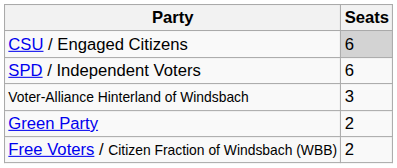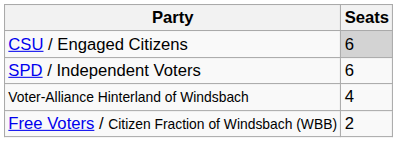(349, 96) 3 -> (349, 96) 4
- row: (53, 123)
